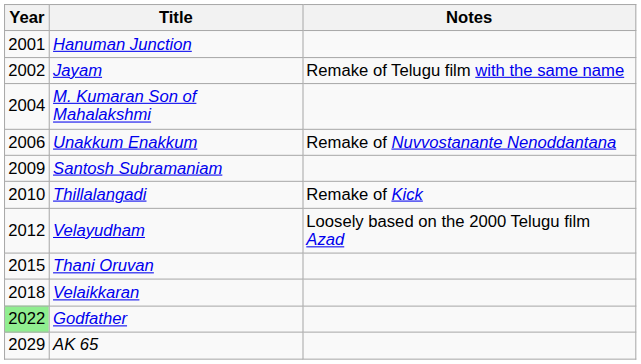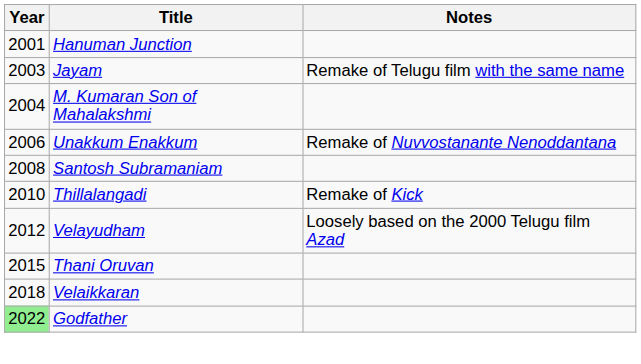(27, 70) 2002 -> (27, 70) 2003
(27, 168) 2009 -> (27, 168) 2008
- row: (76, 345)
